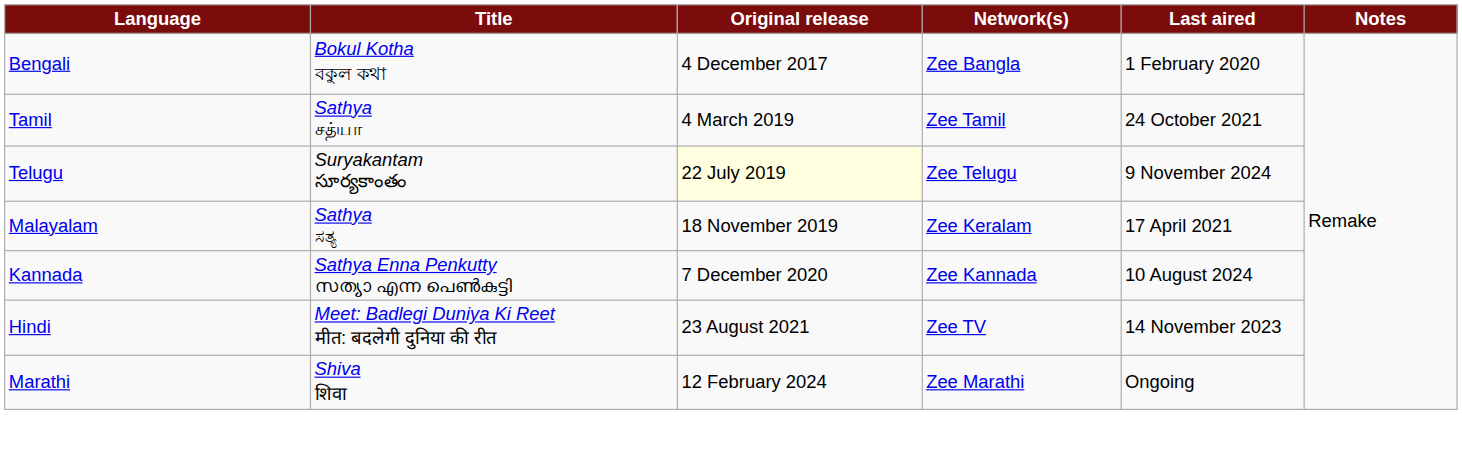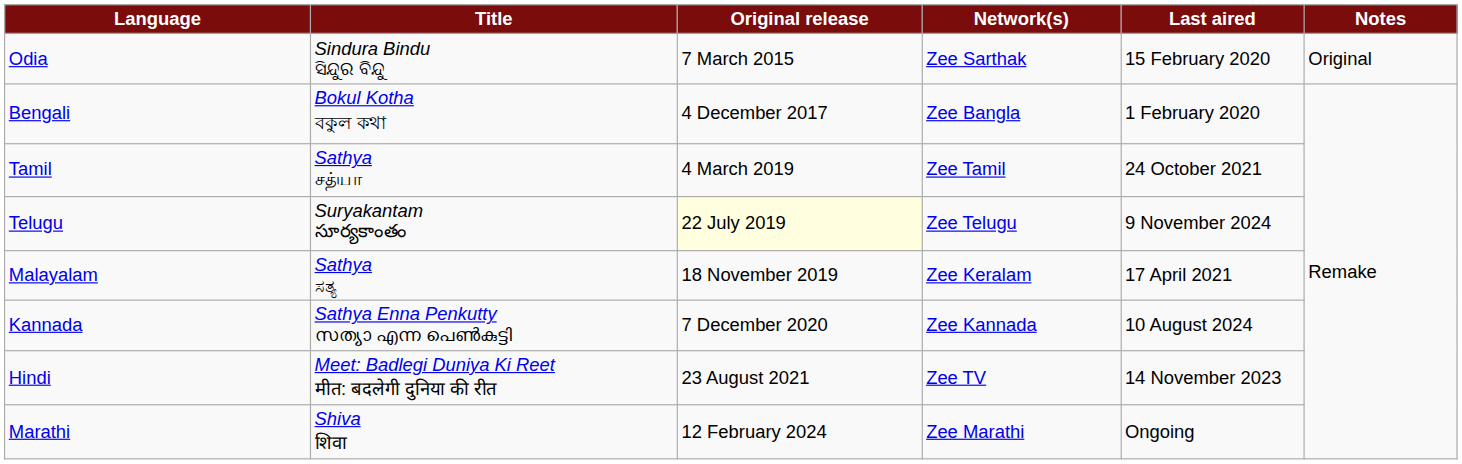+ row: (28, 58)
